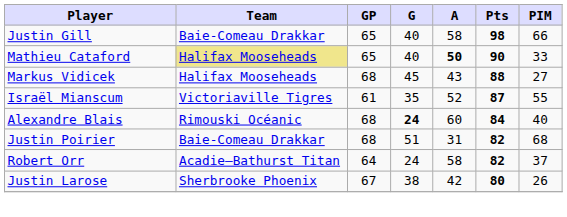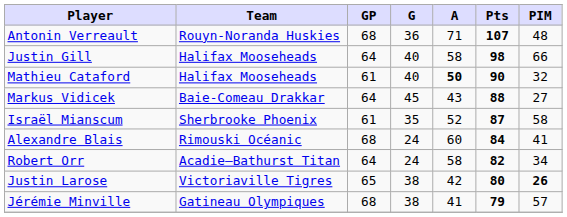+ row: (73, 36)
(252, 36) Baie-Comeau Drakkar -> (248, 56) Halifax Mooseheads
(369, 36) 65 -> (369, 56) 64
(248, 56) khaki background -> (248, 77) no background
(369, 56) 65 -> (369, 77) 61
(540, 56) 33 -> (540, 77) 32
(248, 77) Halifax Mooseheads -> (252, 98) Baie-Comeau Drakkar
(369, 77) 68 -> (369, 98) 64
(256, 98) Victoriaville Tigres -> (248, 119) Sherbrooke Phoenix
(540, 98) 55 -> (540, 119) 58
(412, 119) bold -> (412, 139) normal
(540, 119) 40 -> (540, 139) 41
- row: (61, 139)
(540, 160) 37 -> (540, 160) 34
(248, 181) Sherbrooke Phoenix -> (256, 181) Victoriaville Tigres
(369, 181) 67 -> (369, 181) 65
(540, 181) normal -> (540, 181) bold
+ row: (69, 202)
